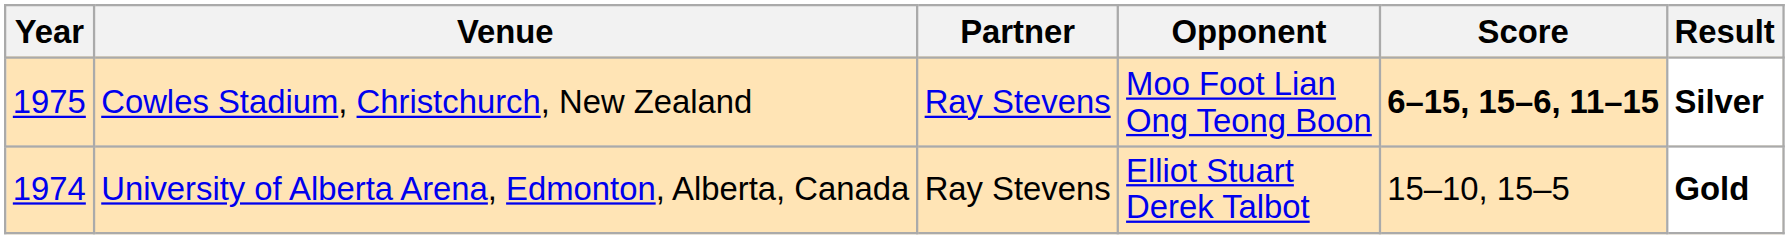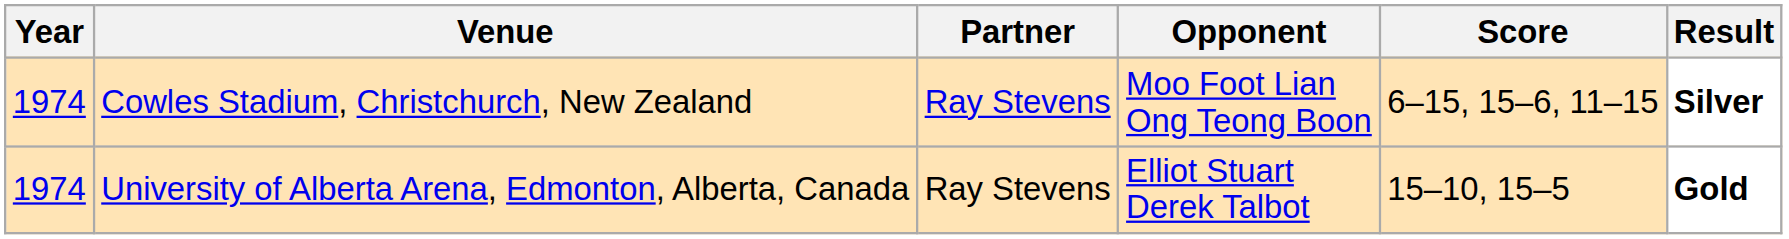(49, 102) 1975 -> (49, 102) 1974
(1523, 102) bold -> (1523, 102) normal
